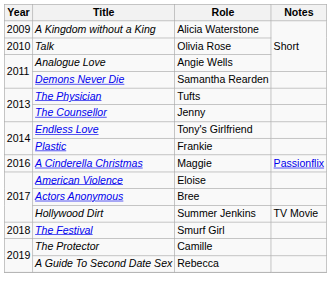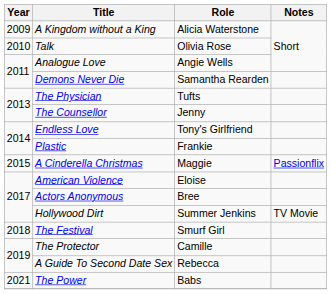(19, 163) 2016 -> (19, 163) 2015
+ row: (61, 280)
